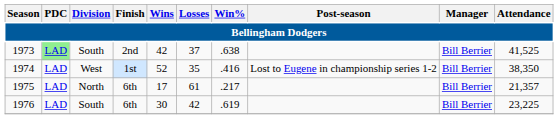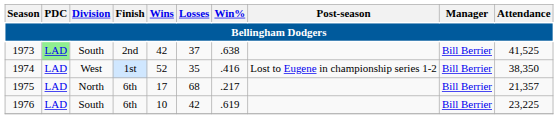(194, 87) 61 -> (194, 87) 68
(162, 105) 30 -> (162, 105) 10
